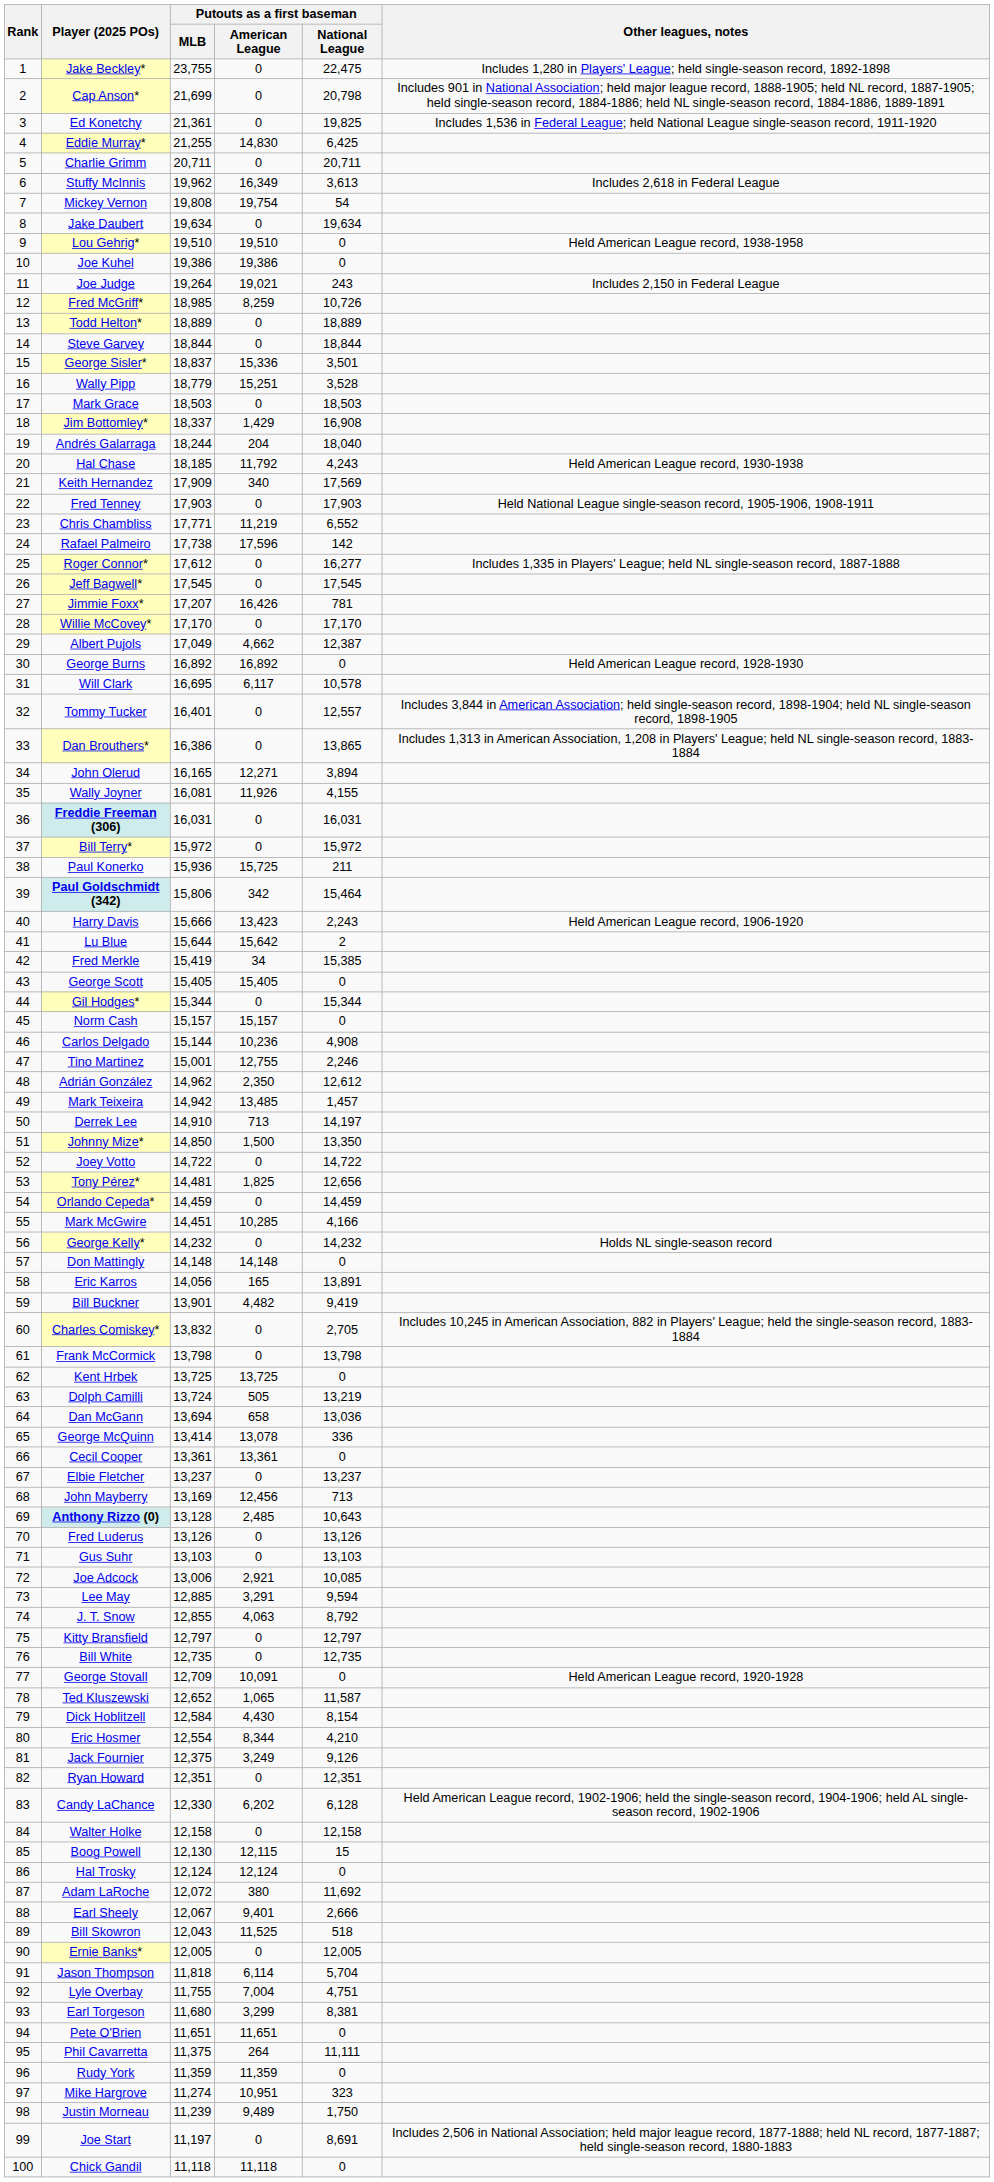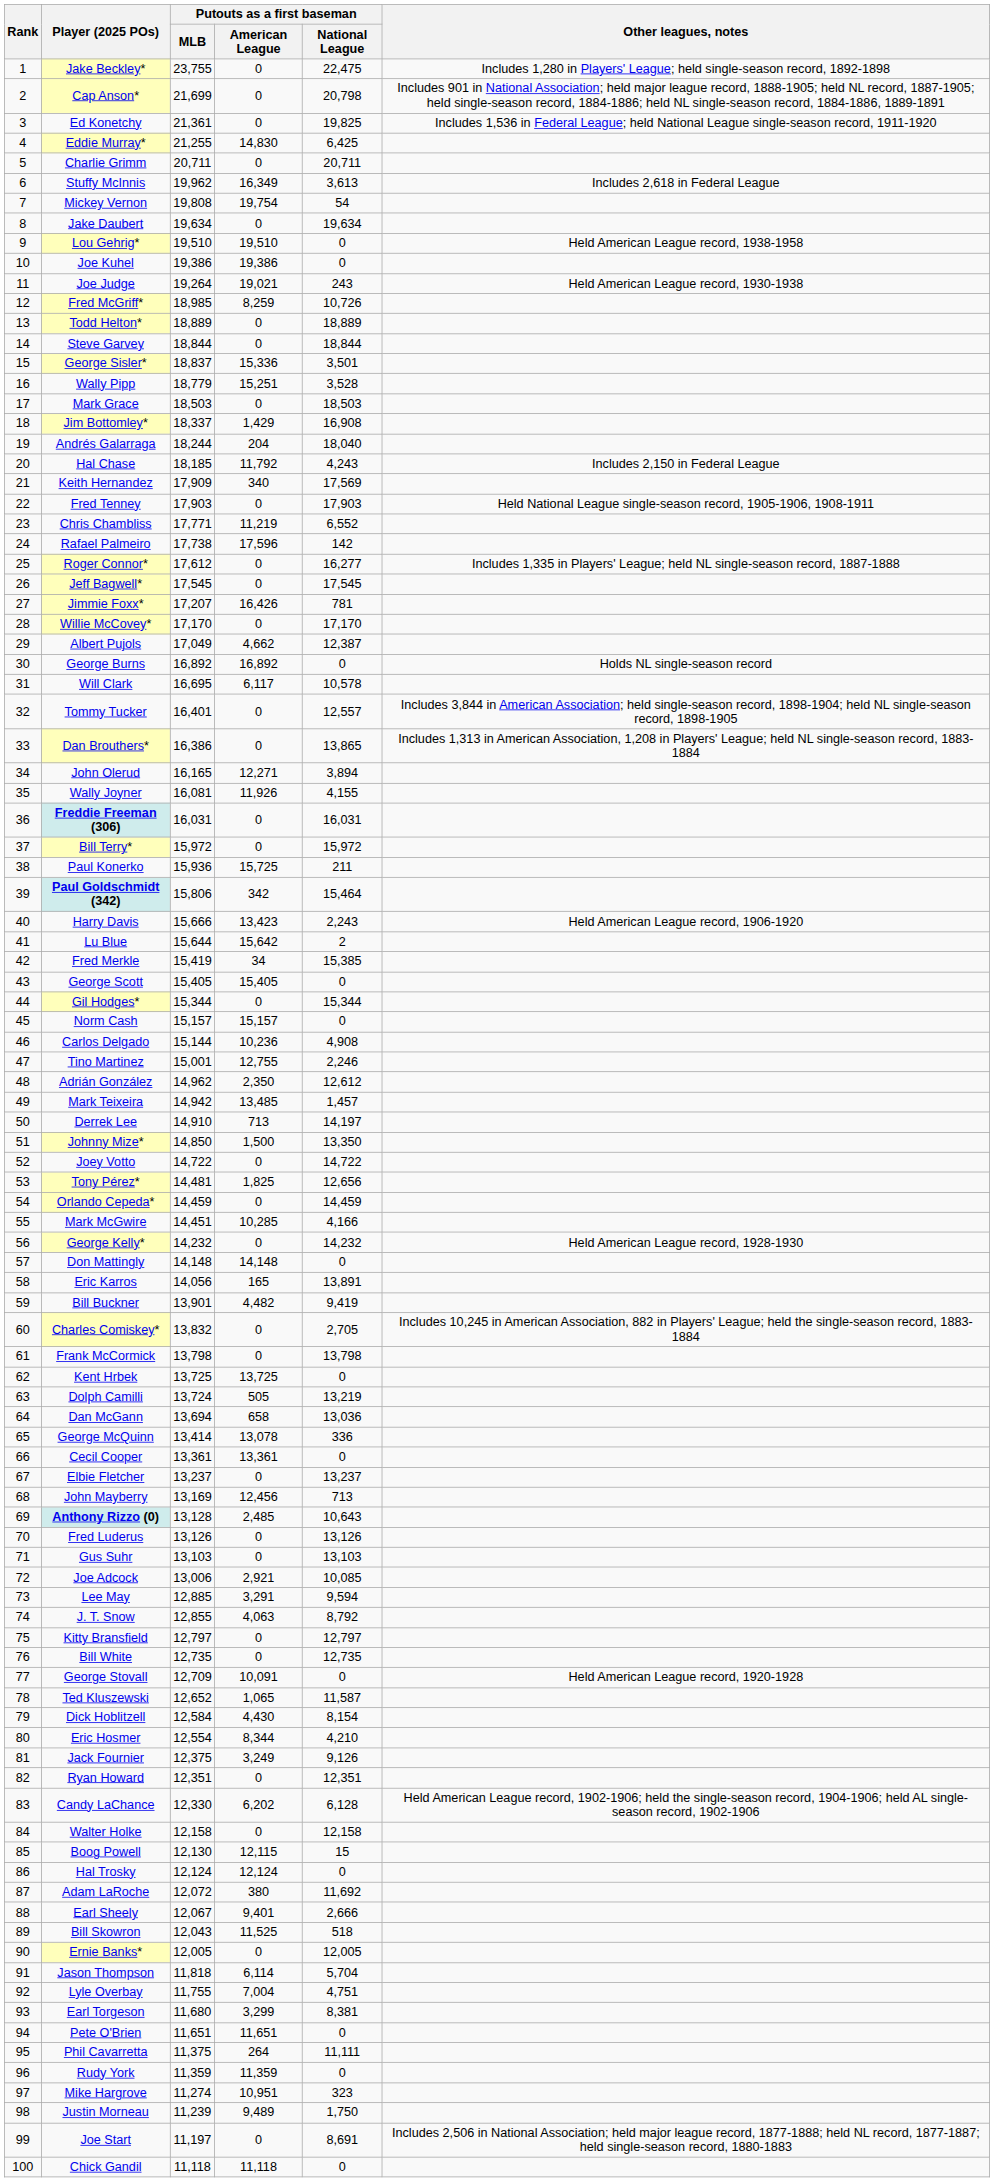(686, 283) Includes 2,150 in Federal League -> (686, 283) Held American League record, 1930-1938
(686, 463) Held American League record, 1930-1938 -> (686, 463) Includes 2,150 in Federal League
(686, 664) Held American League record, 1928-1930 -> (686, 664) Holds NL single-season record
(686, 1242) Holds NL single-season record -> (686, 1242) Held American League record, 1928-1930
